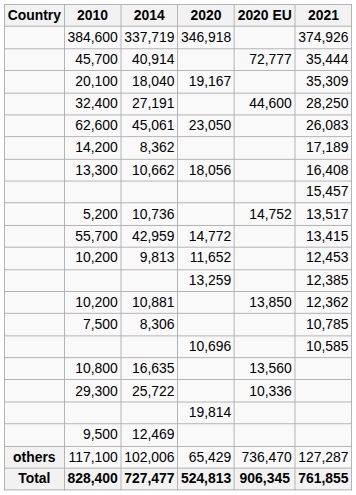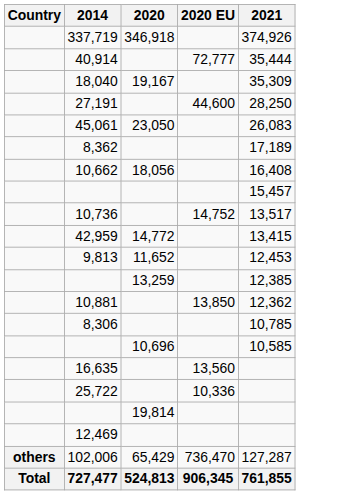- column: (93, 15)
